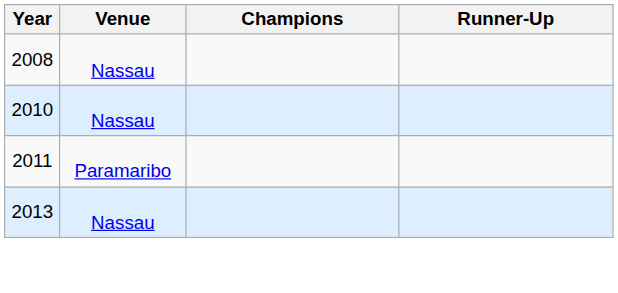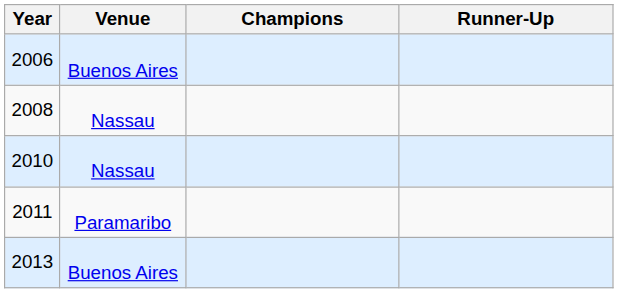+ row: (32, 59)
(123, 222) Nassau -> (123, 273) Buenos Aires
